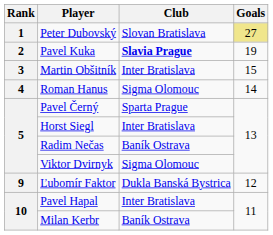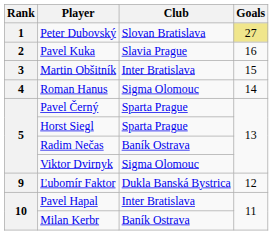(157, 51) bold -> (154, 51) normal
(251, 51) 19 -> (251, 51) 16
(158, 126) Inter Bratislava -> (155, 126) Sparta Prague
